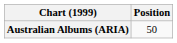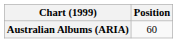(152, 29) 50 -> (152, 29) 60
